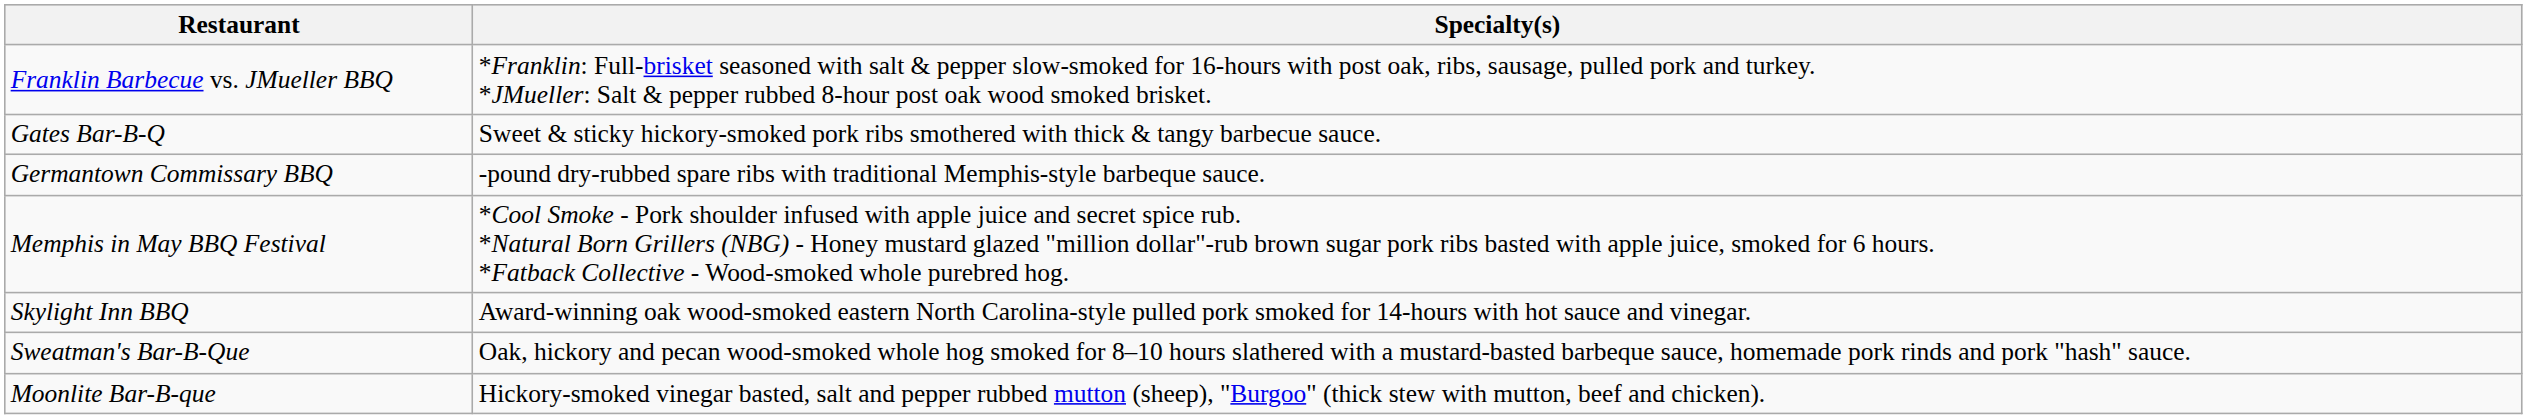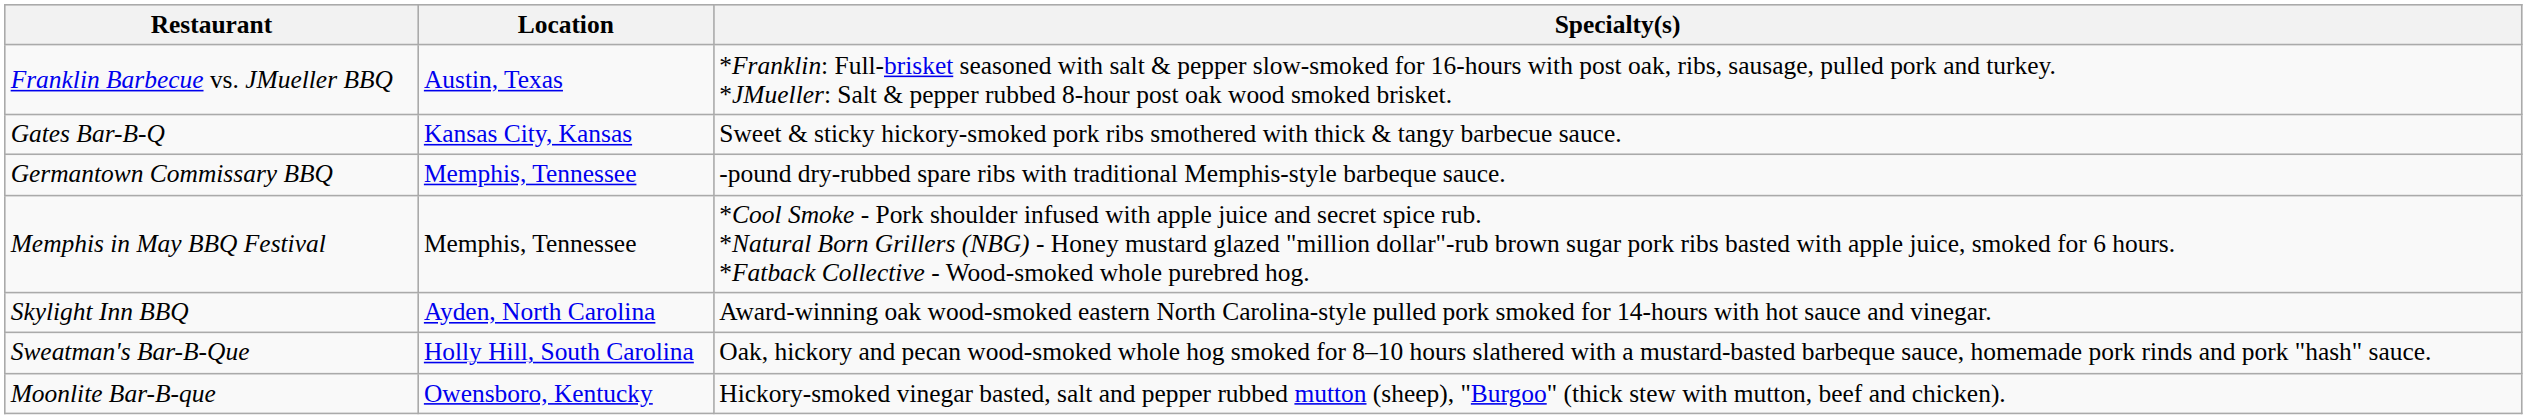+ column: (566, 24)
